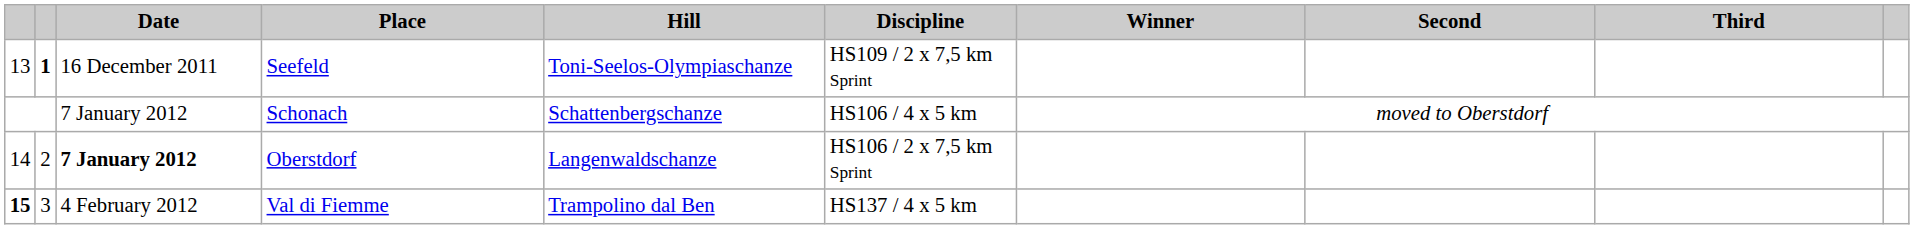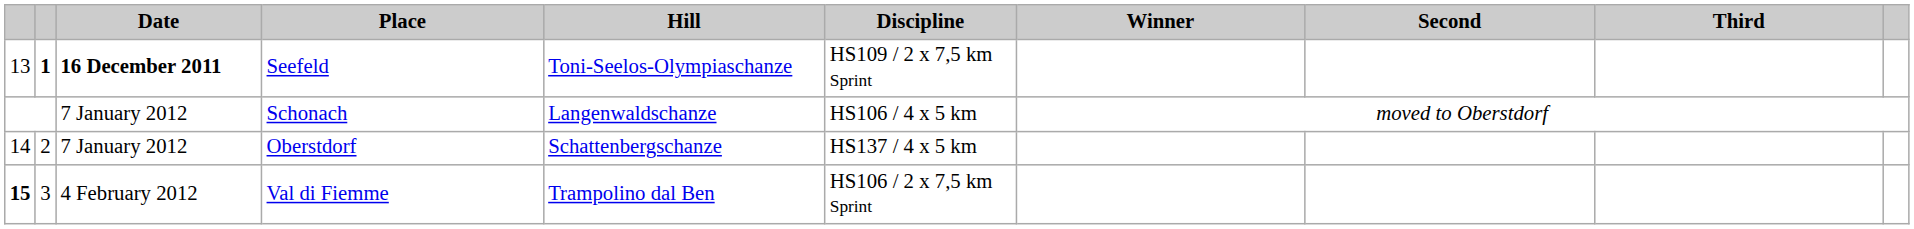(139, 67) normal -> (141, 67) bold
(635, 113) Schattenbergschanze -> (632, 113) Langenwaldschanze
(129, 159) bold -> (124, 147) normal
(632, 159) Langenwaldschanze -> (635, 147) Schattenbergschanze
(911, 158) HS106 / 2 x 7,5 km Sprint -> (903, 147) HS137 / 4 x 5 km
(903, 205) HS137 / 4 x 5 km -> (911, 192) HS106 / 2 x 7,5 km Sprint
